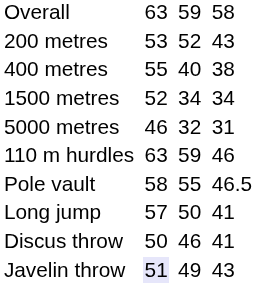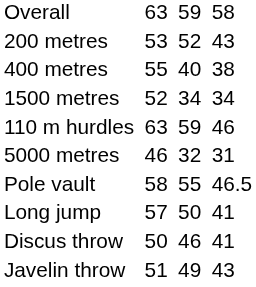rows swapped: (62, 126) <-> (69, 155)
(156, 269) lavender background -> (156, 269) no background
